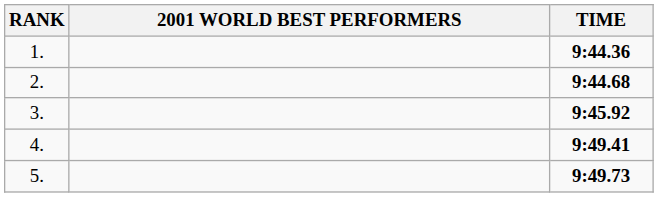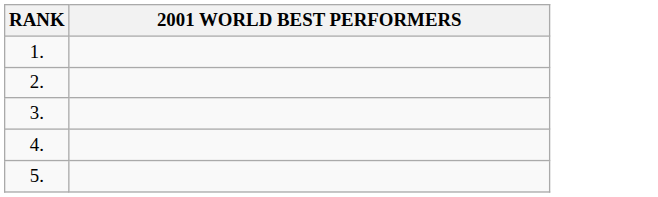- column: (601, 20)
